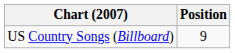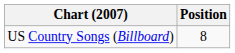(203, 36) 9 -> (203, 36) 8
